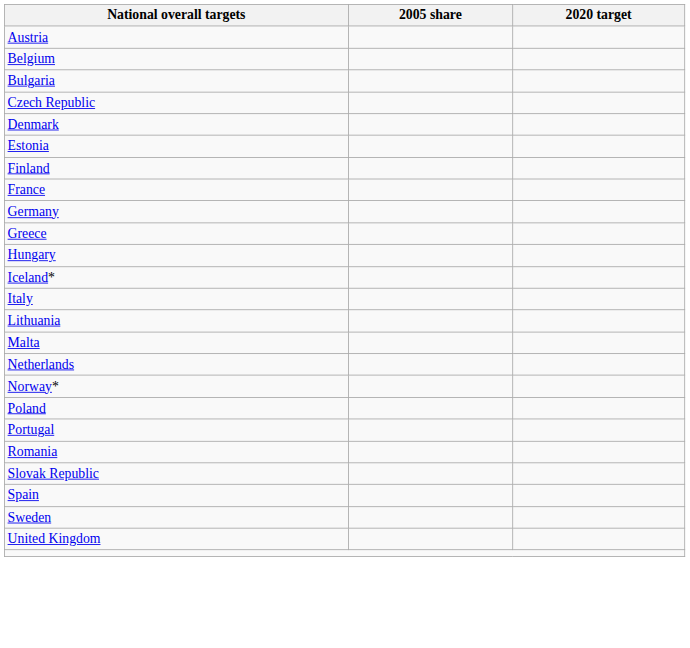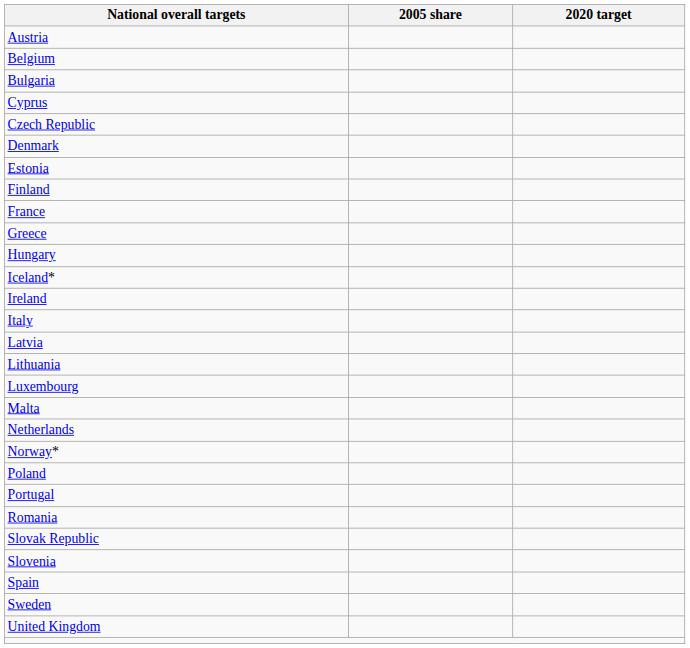+ row: (27, 102)
- row: (33, 211)
+ row: (27, 299)
+ row: (25, 342)
+ row: (43, 386)
+ row: (32, 560)
